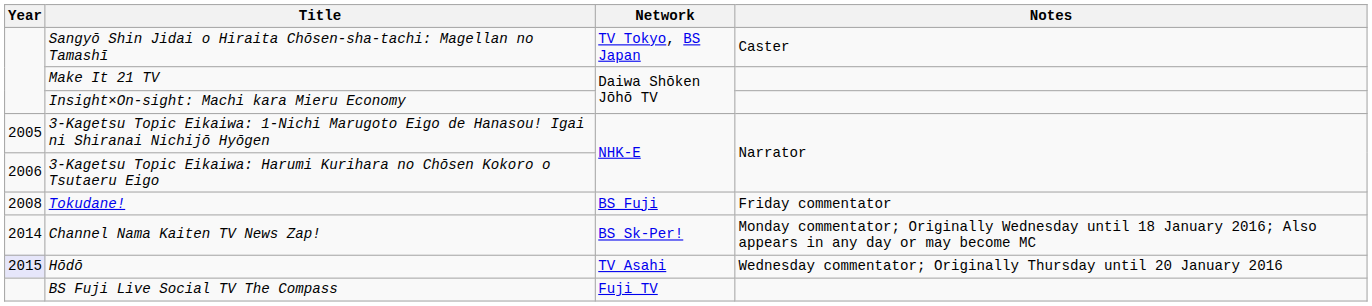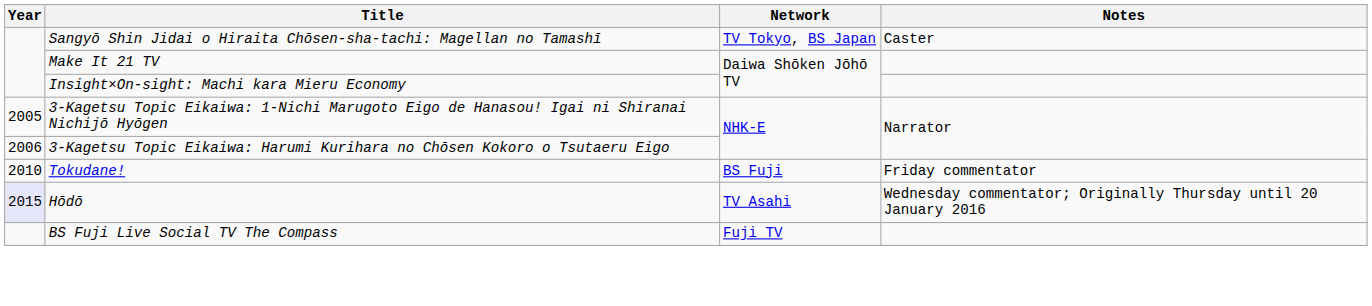(25, 204) 2008 -> (25, 171) 2010
- row: (185, 235)
